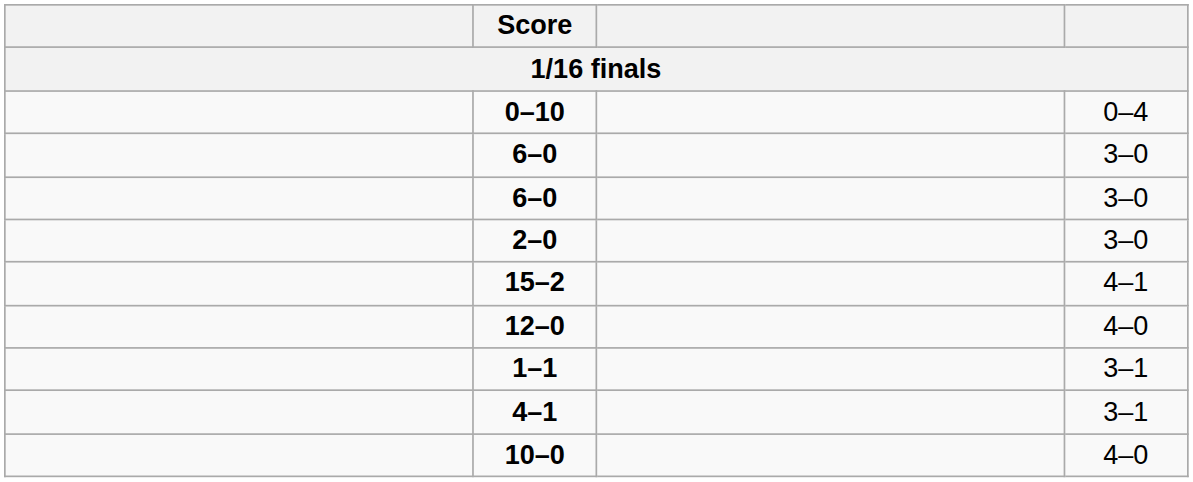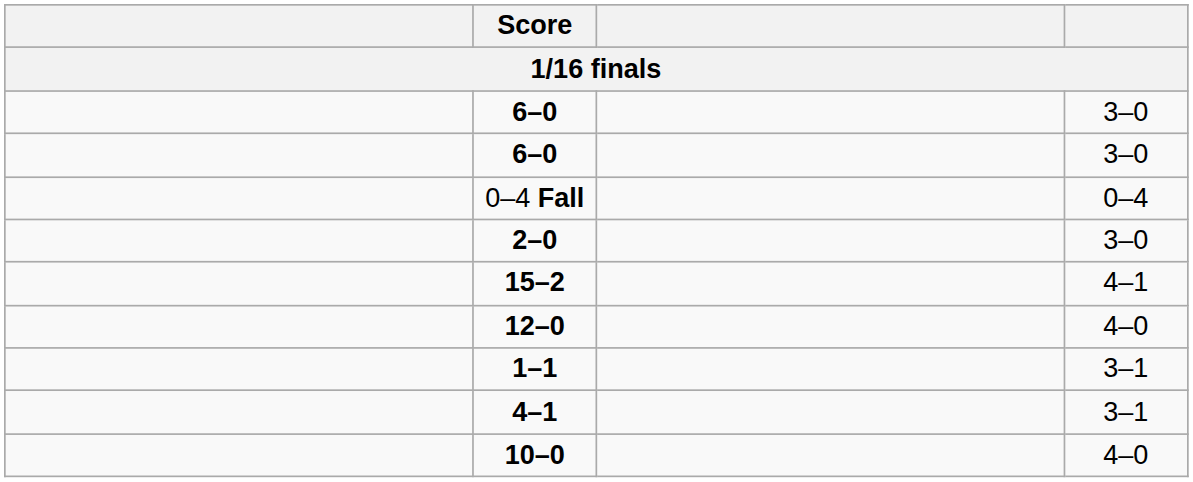- row: (535, 111)
+ row: (535, 197)
